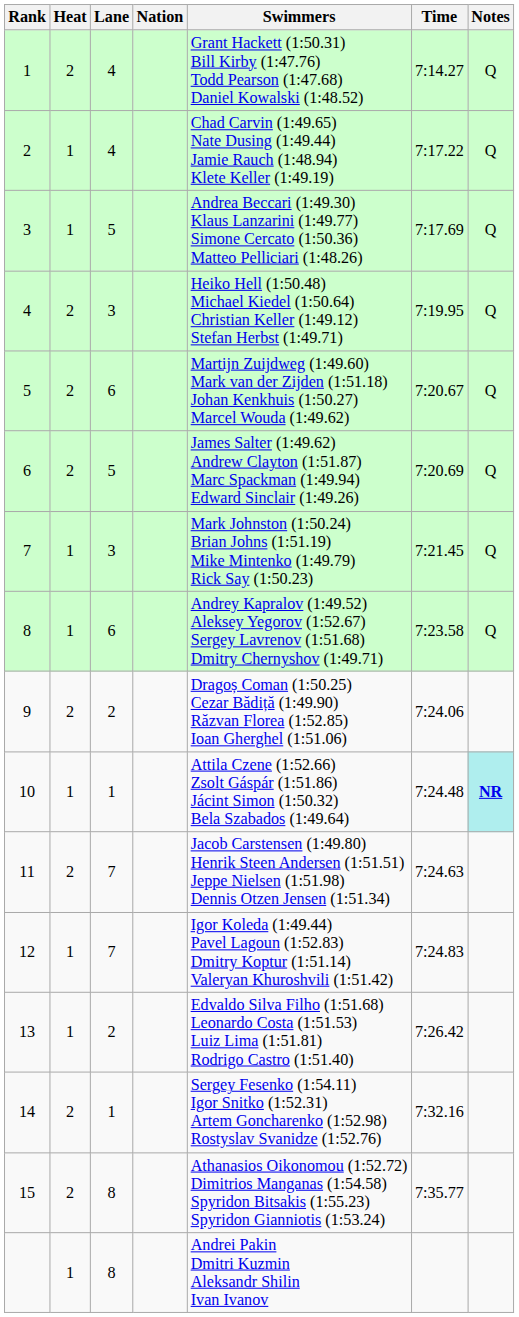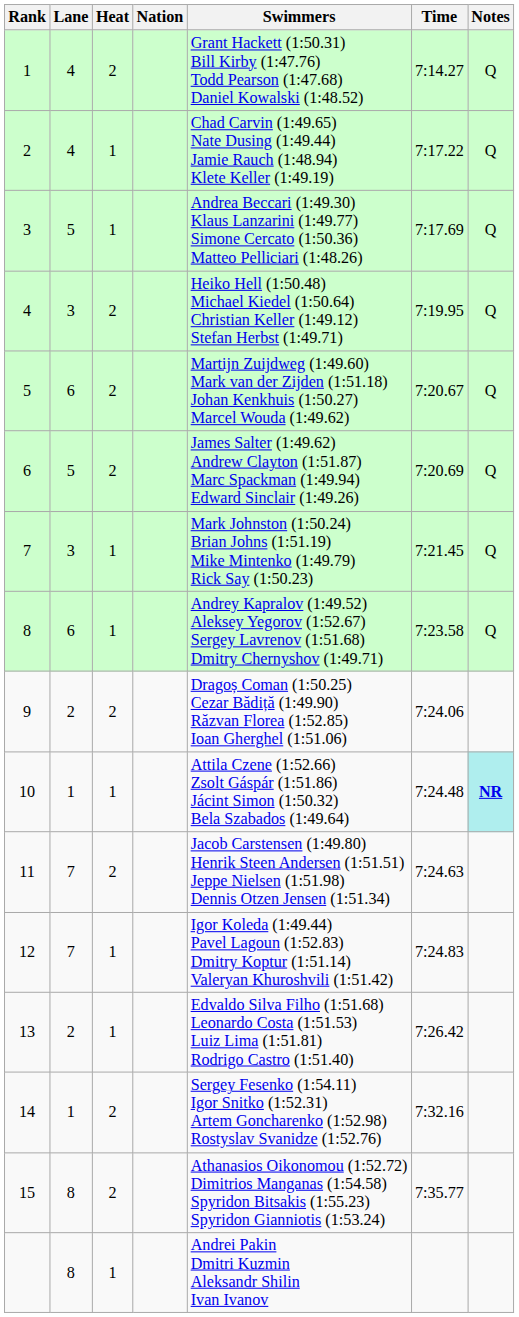columns swapped: (70, 17) <-> (112, 17)
